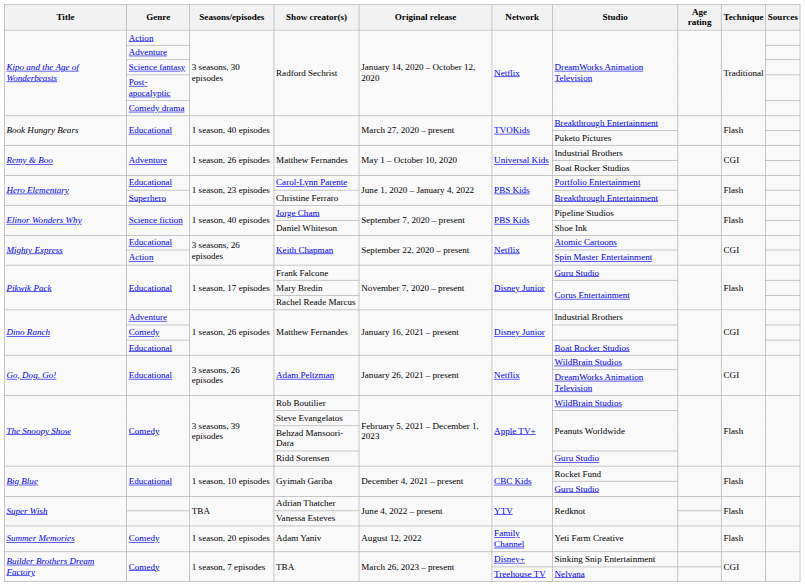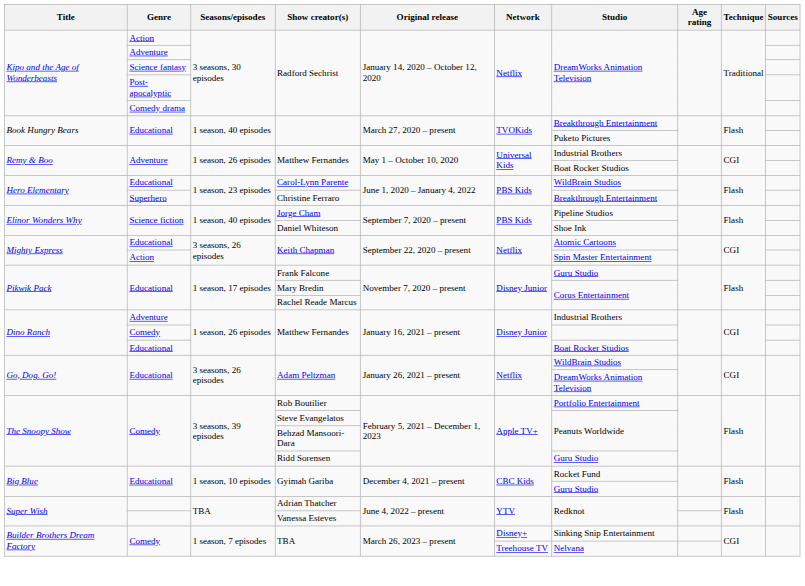(597, 183) Portfolio Entertainment -> (587, 183) WildBrain Studios
(588, 403) WildBrain Studios -> (597, 403) Portfolio Entertainment
- row: (144, 539)
